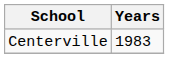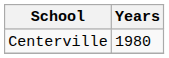(133, 41) 1983 -> (133, 41) 1980
